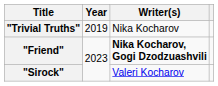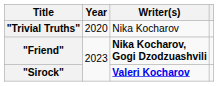(96, 28) 2019 -> (96, 28) 2020
(148, 72) normal -> (151, 72) bold
